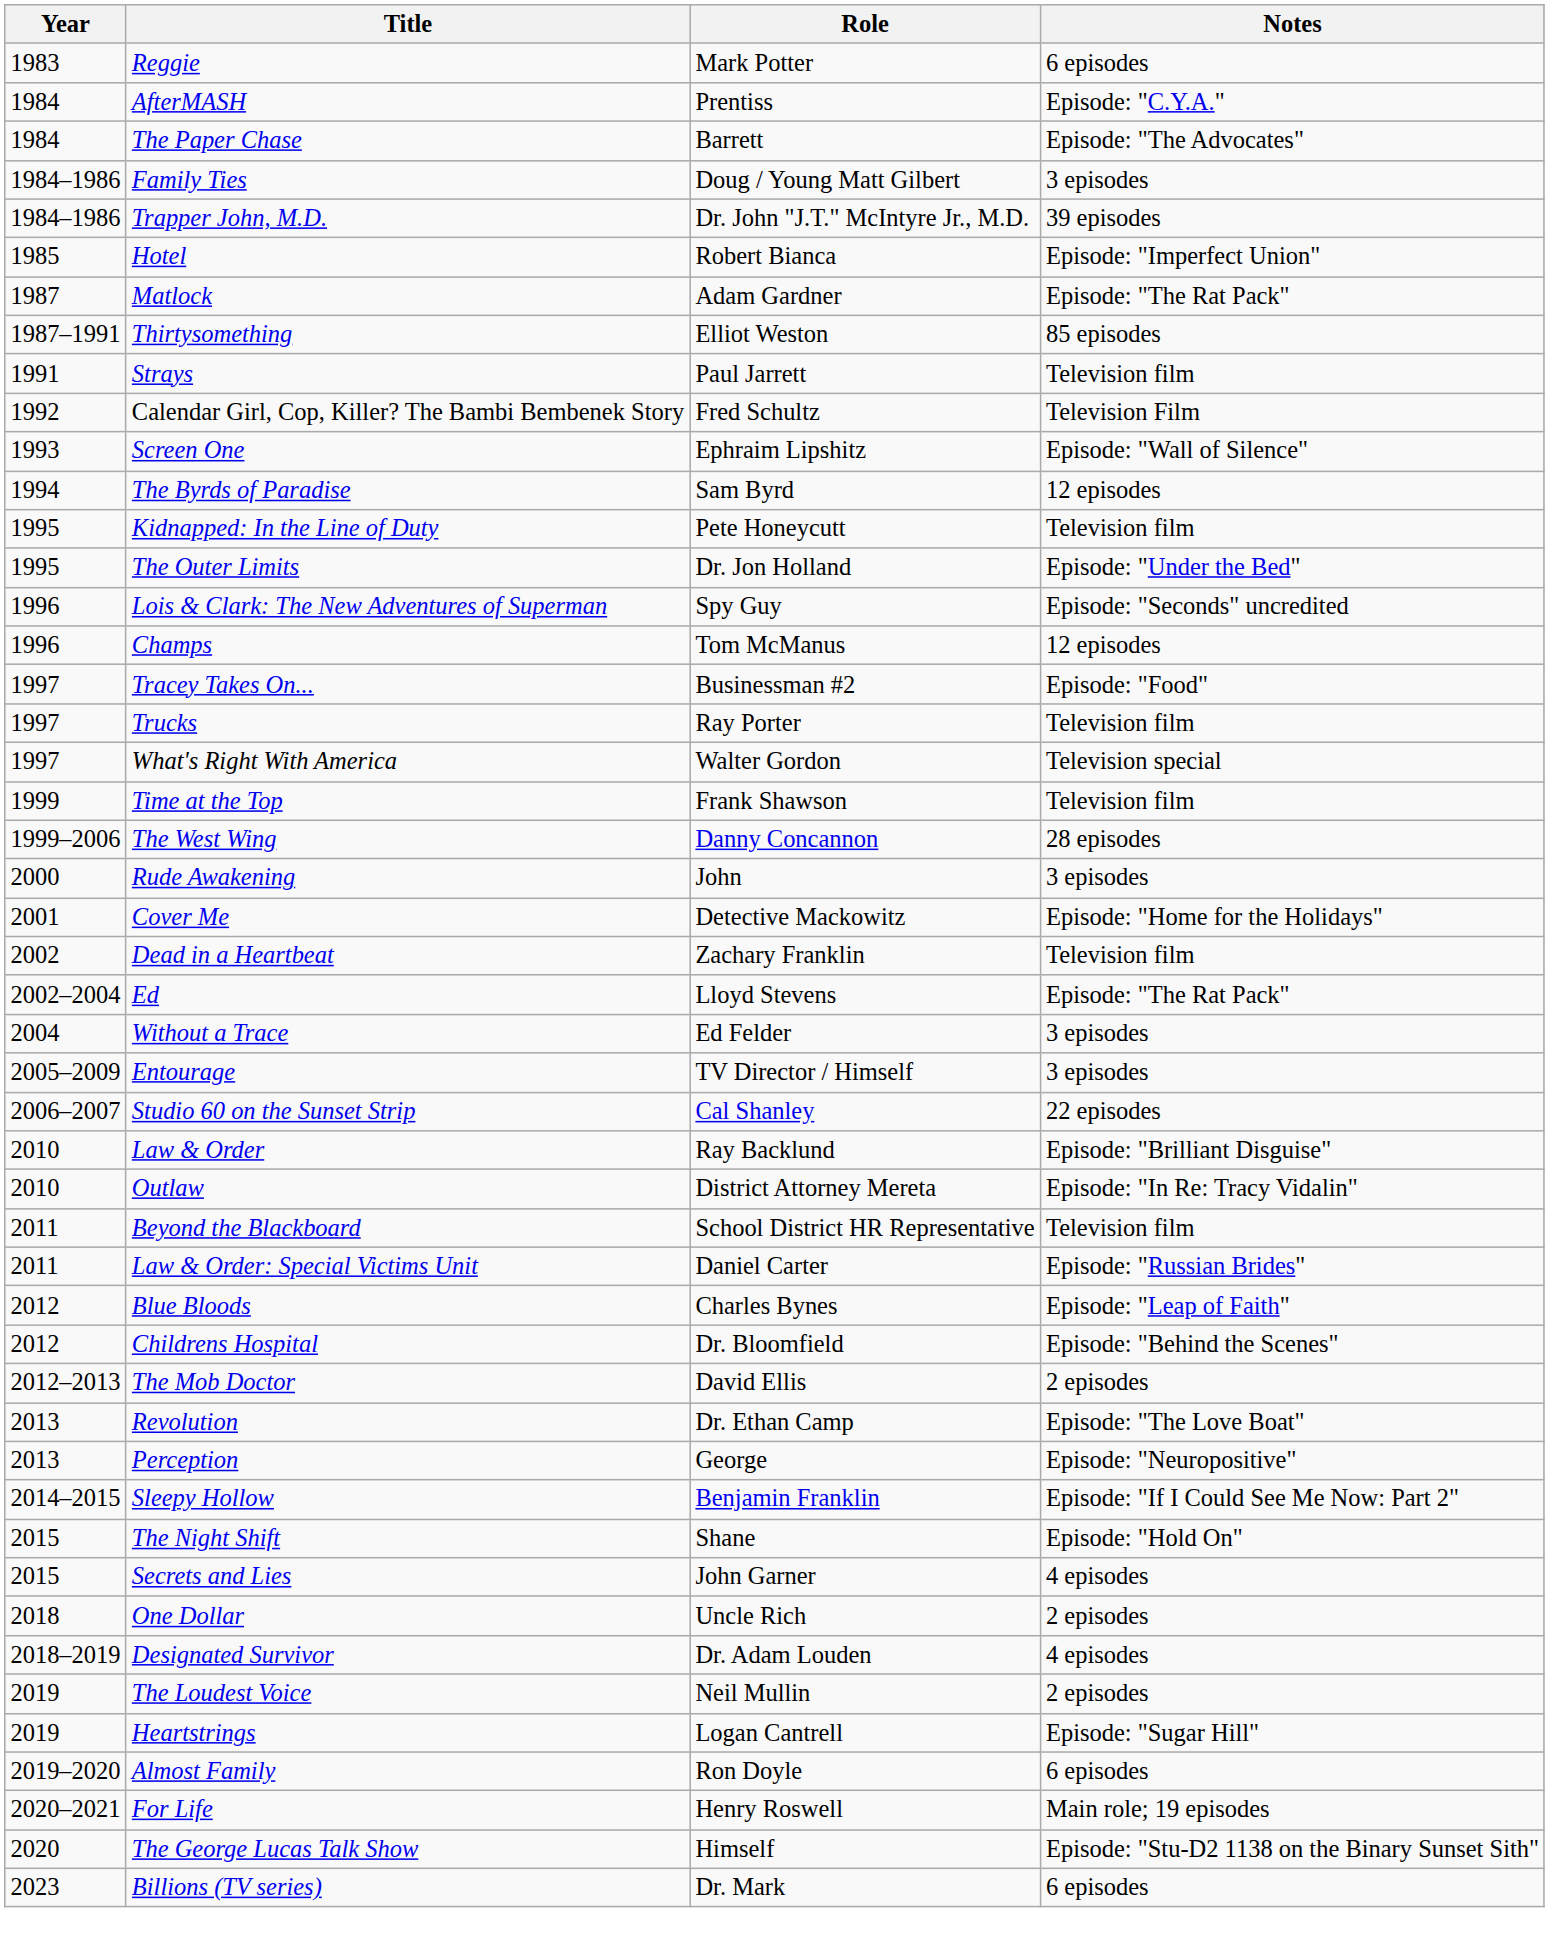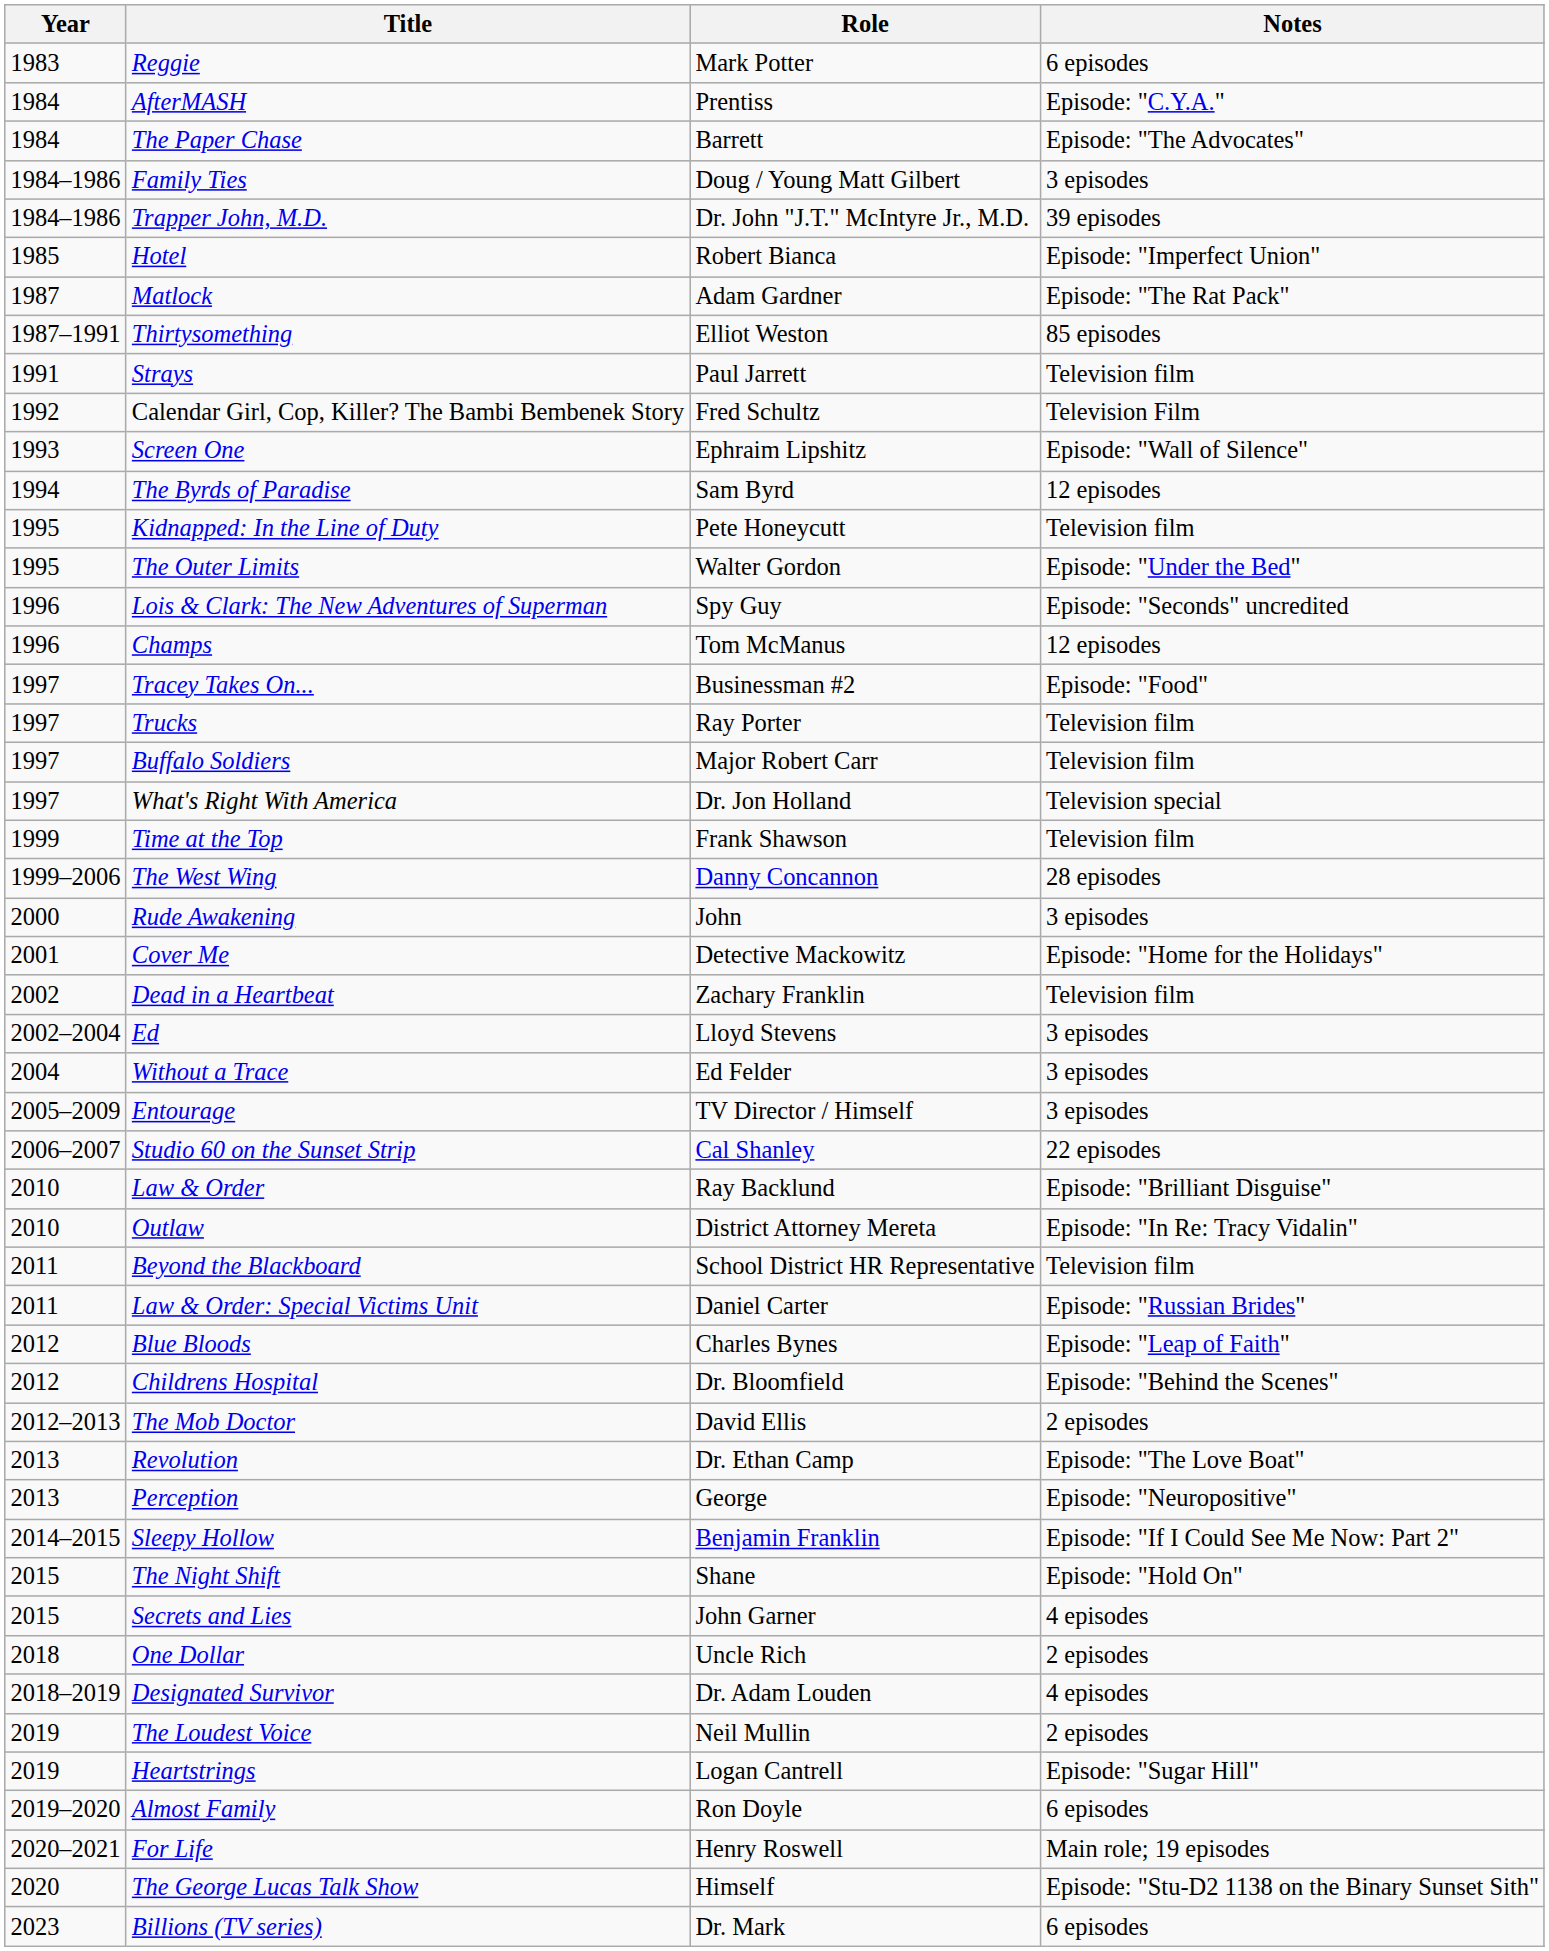(773, 567) Dr. Jon Holland -> (768, 567) Walter Gordon
+ row: (211, 761)
(768, 761) Walter Gordon -> (773, 800) Dr. Jon Holland
(1168, 994) Episode: "The Rat Pack" -> (1097, 1033) 3 episodes
